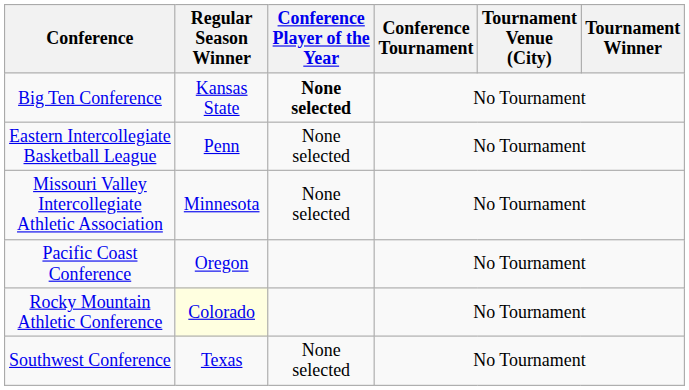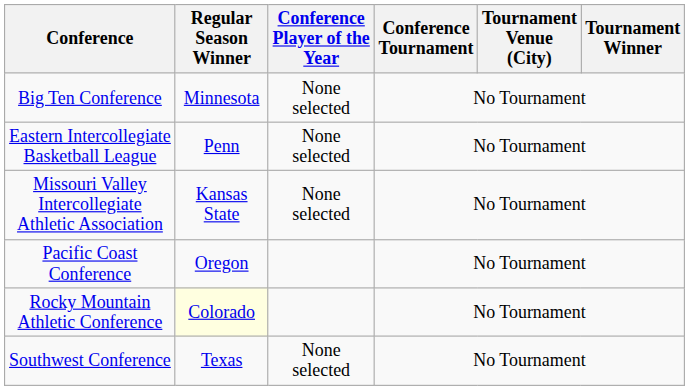(222, 97) Kansas State -> (222, 97) Minnesota
(321, 97) bold -> (321, 97) normal
(222, 204) Minnesota -> (222, 204) Kansas State
